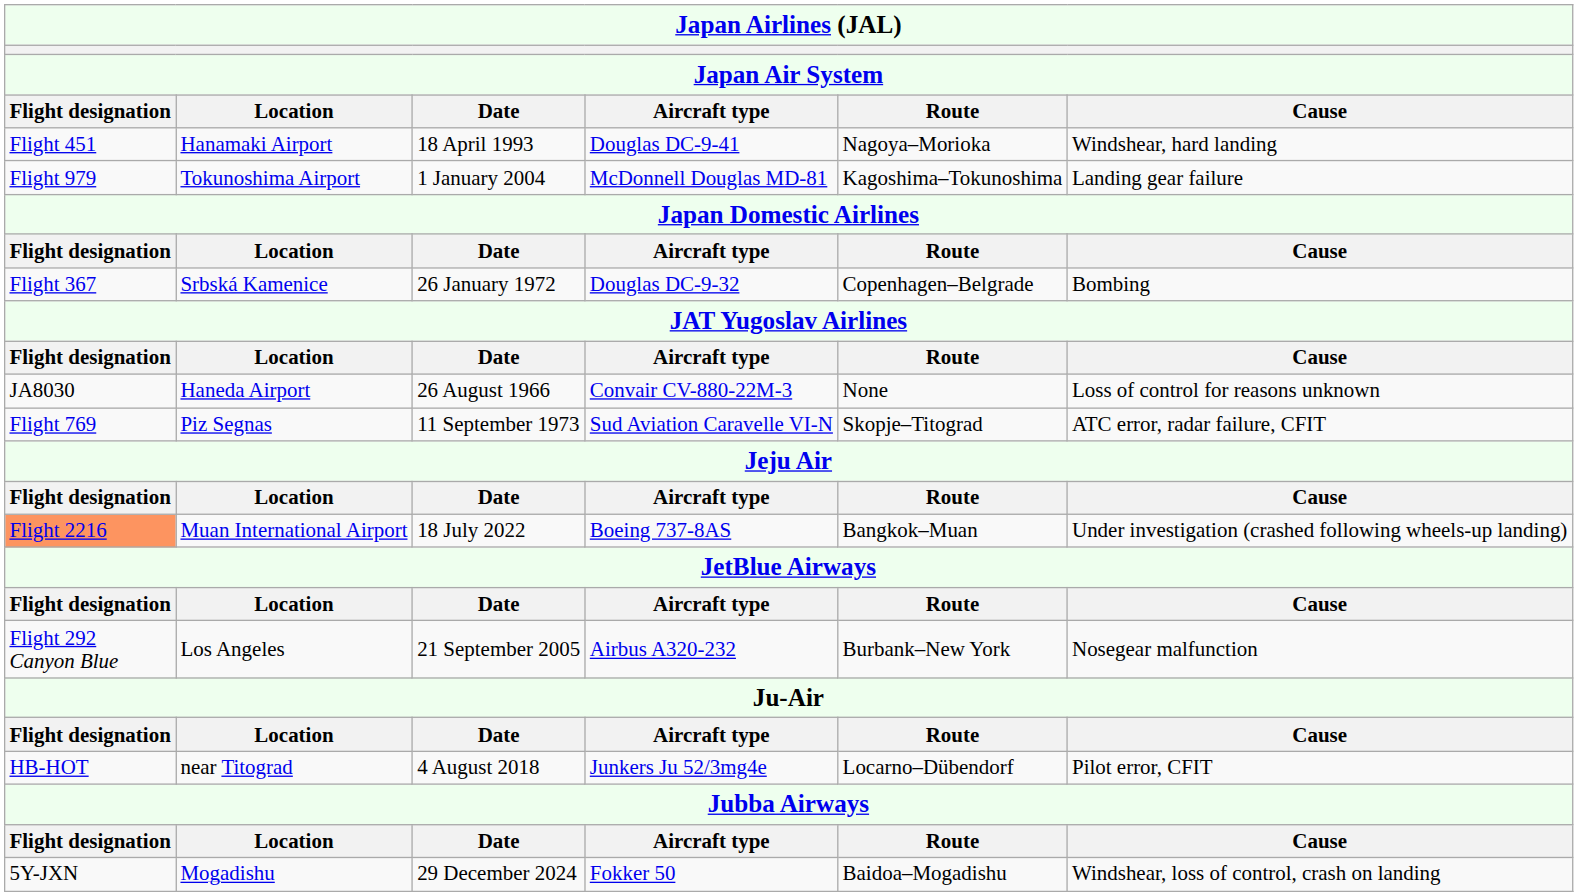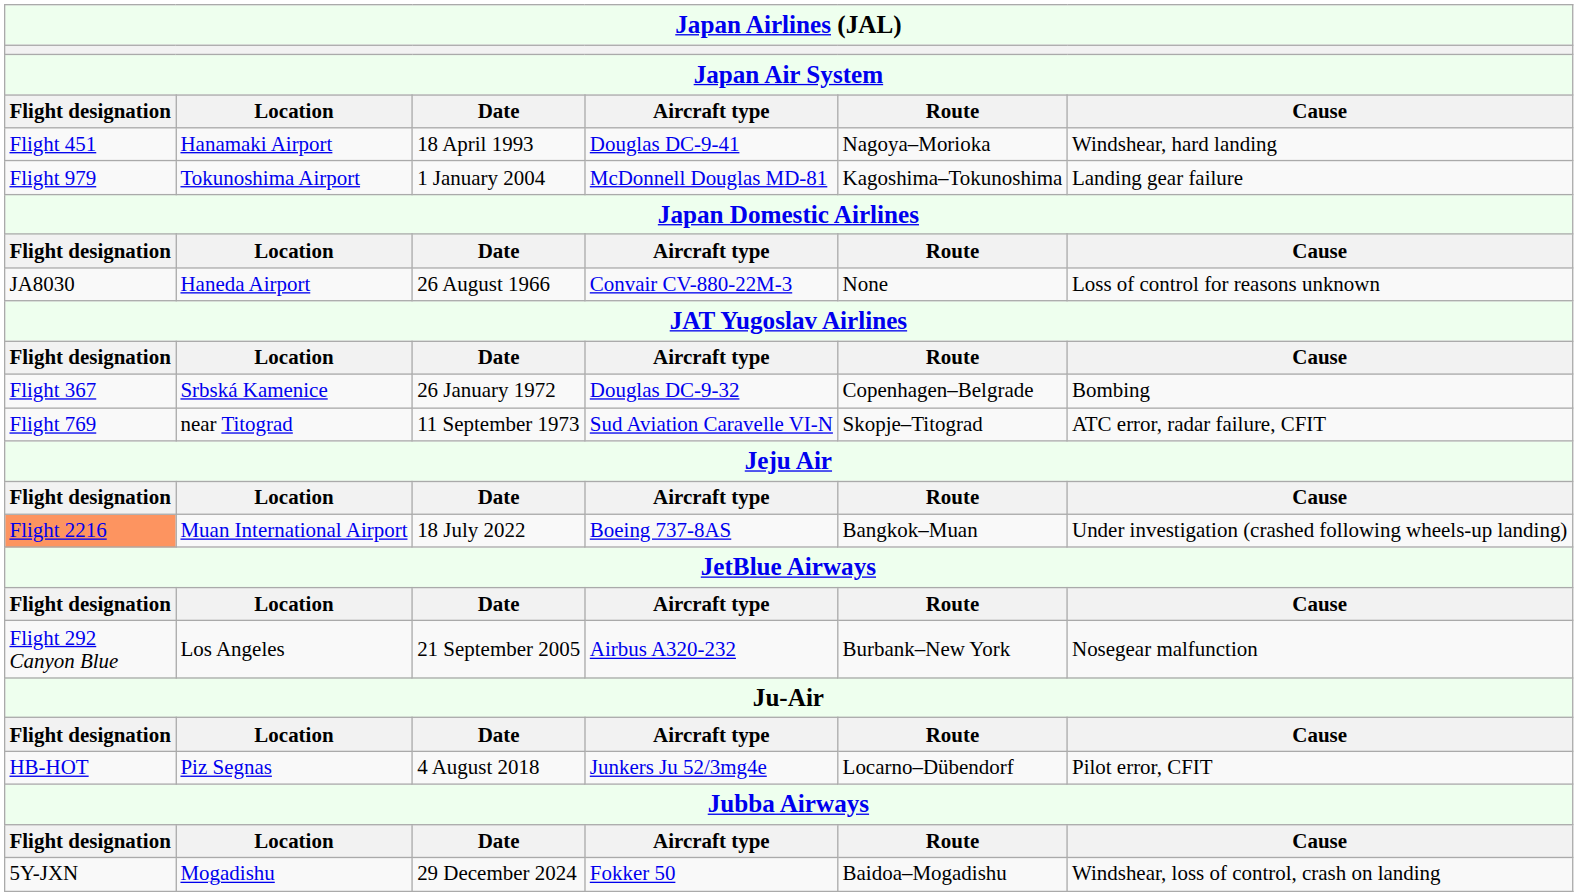rows swapped: (42, 390) <-> (53, 284)
(226, 424) Piz Segnas -> (237, 424) near Titograd
(237, 767) near Titograd -> (226, 767) Piz Segnas
